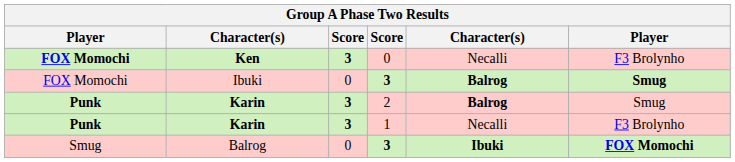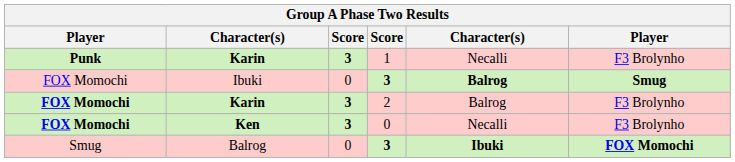rows swapped: (247, 124) <-> (247, 59)
(85, 102) Punk -> (85, 102) FOX Momochi
(487, 102) bold -> (487, 102) normal
(649, 102) Smug -> (649, 102) F3 Brolynho
